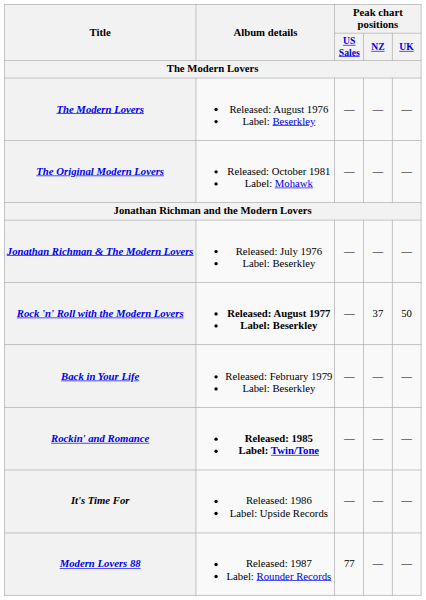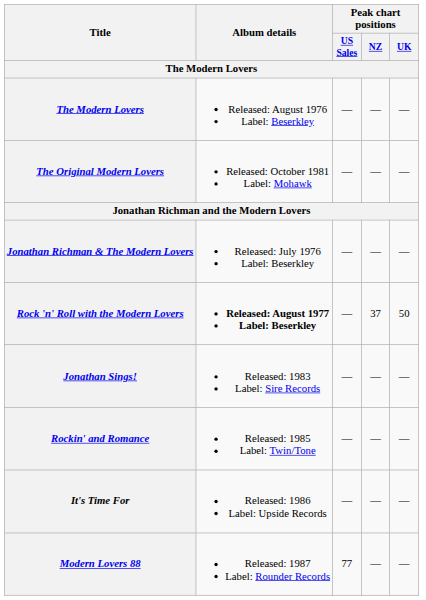- row: (100, 376)
+ row: (100, 376)
(265, 445) bold -> (264, 445) normal
